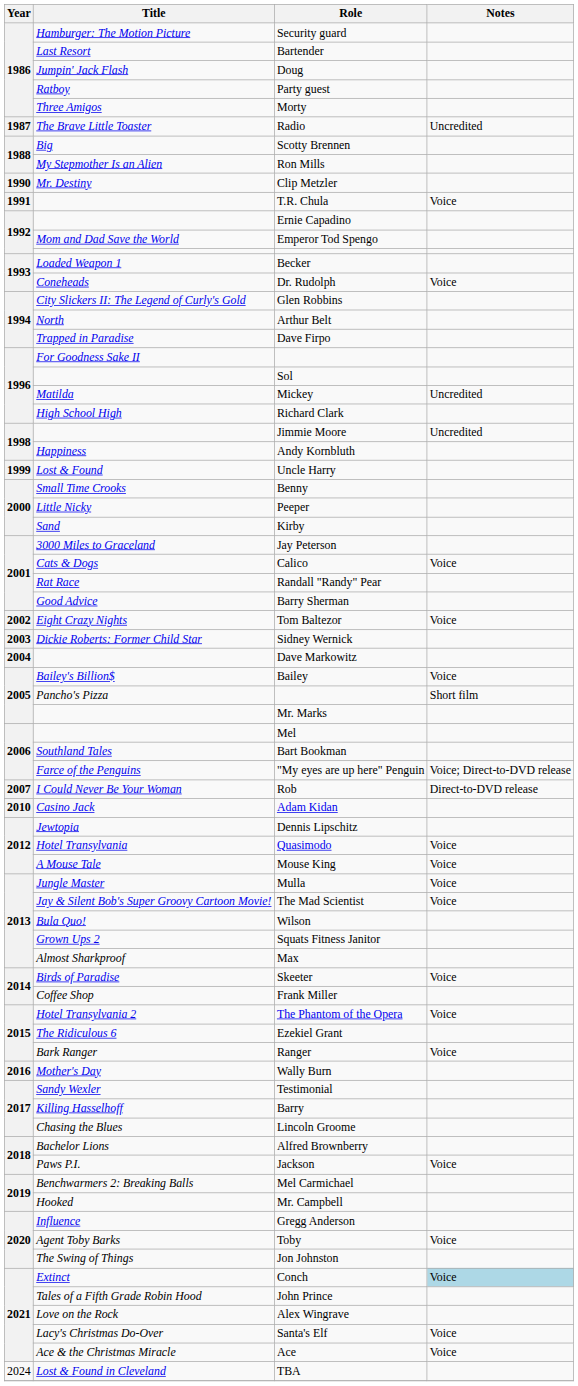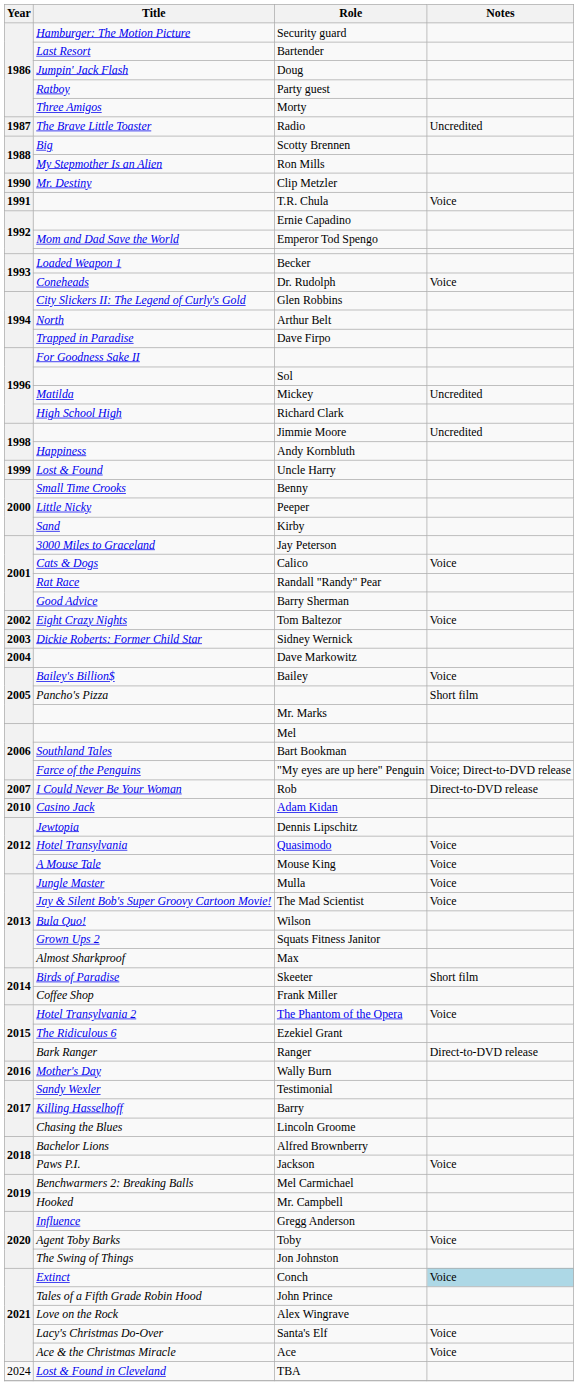(443, 976) Voice -> (454, 976) Short film
(443, 1052) Voice -> (484, 1052) Direct-to-DVD release
